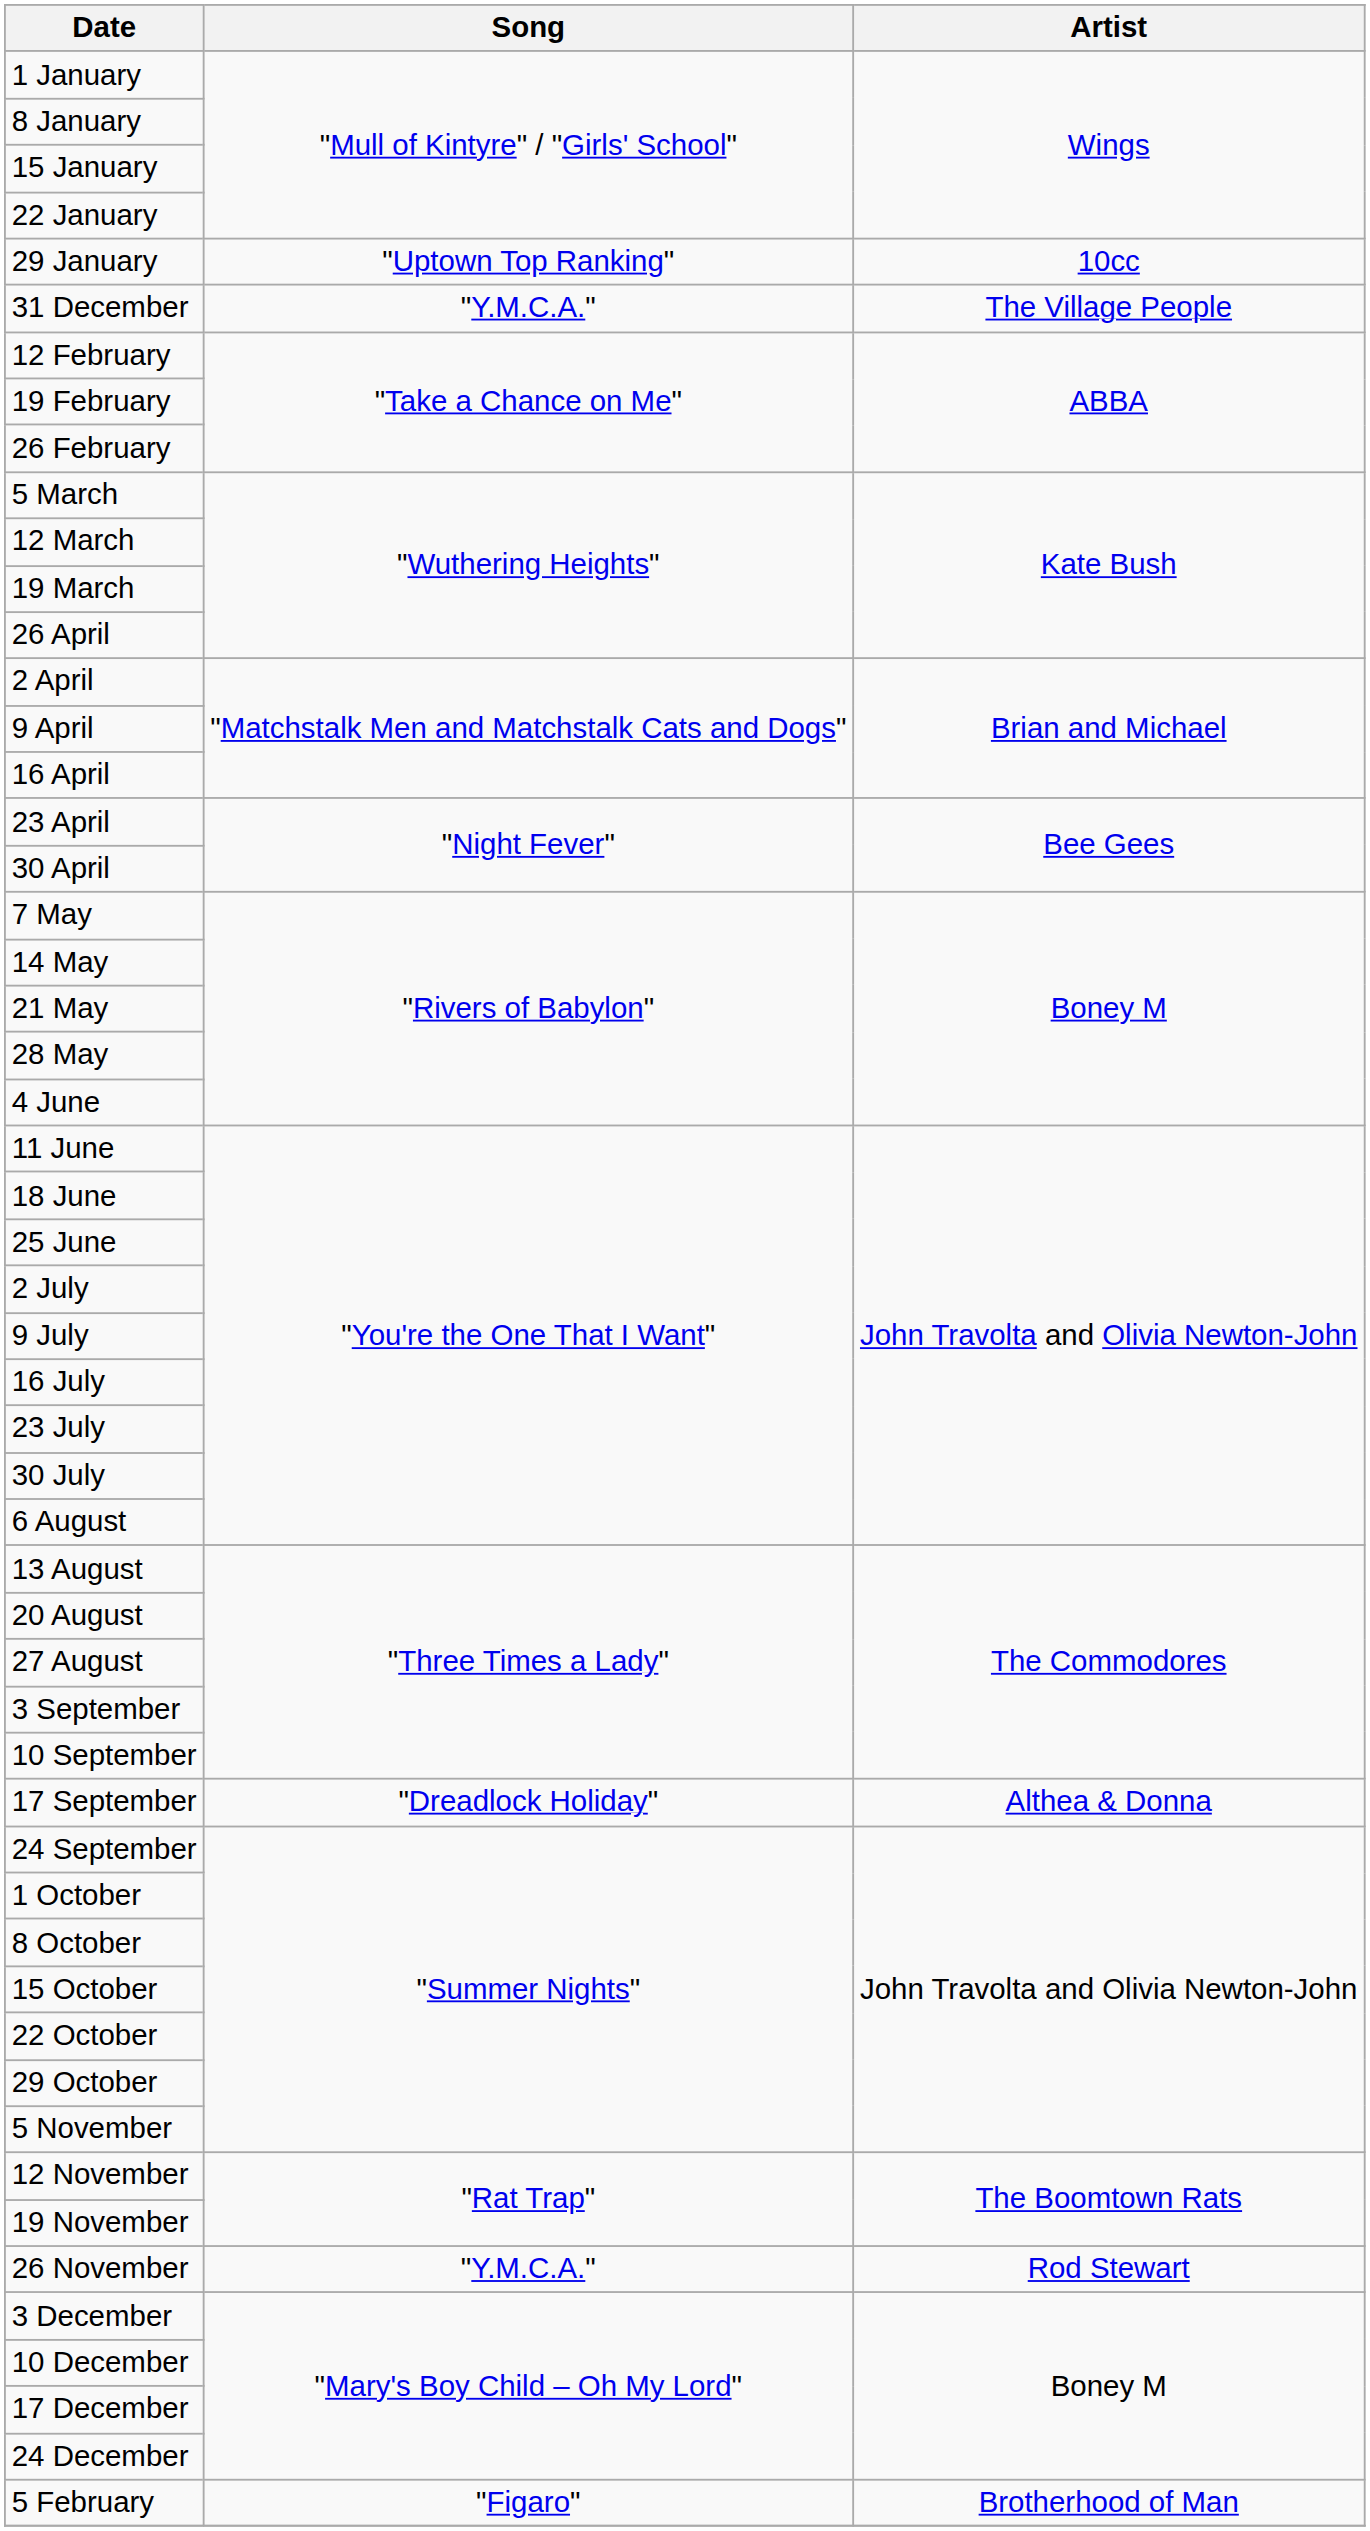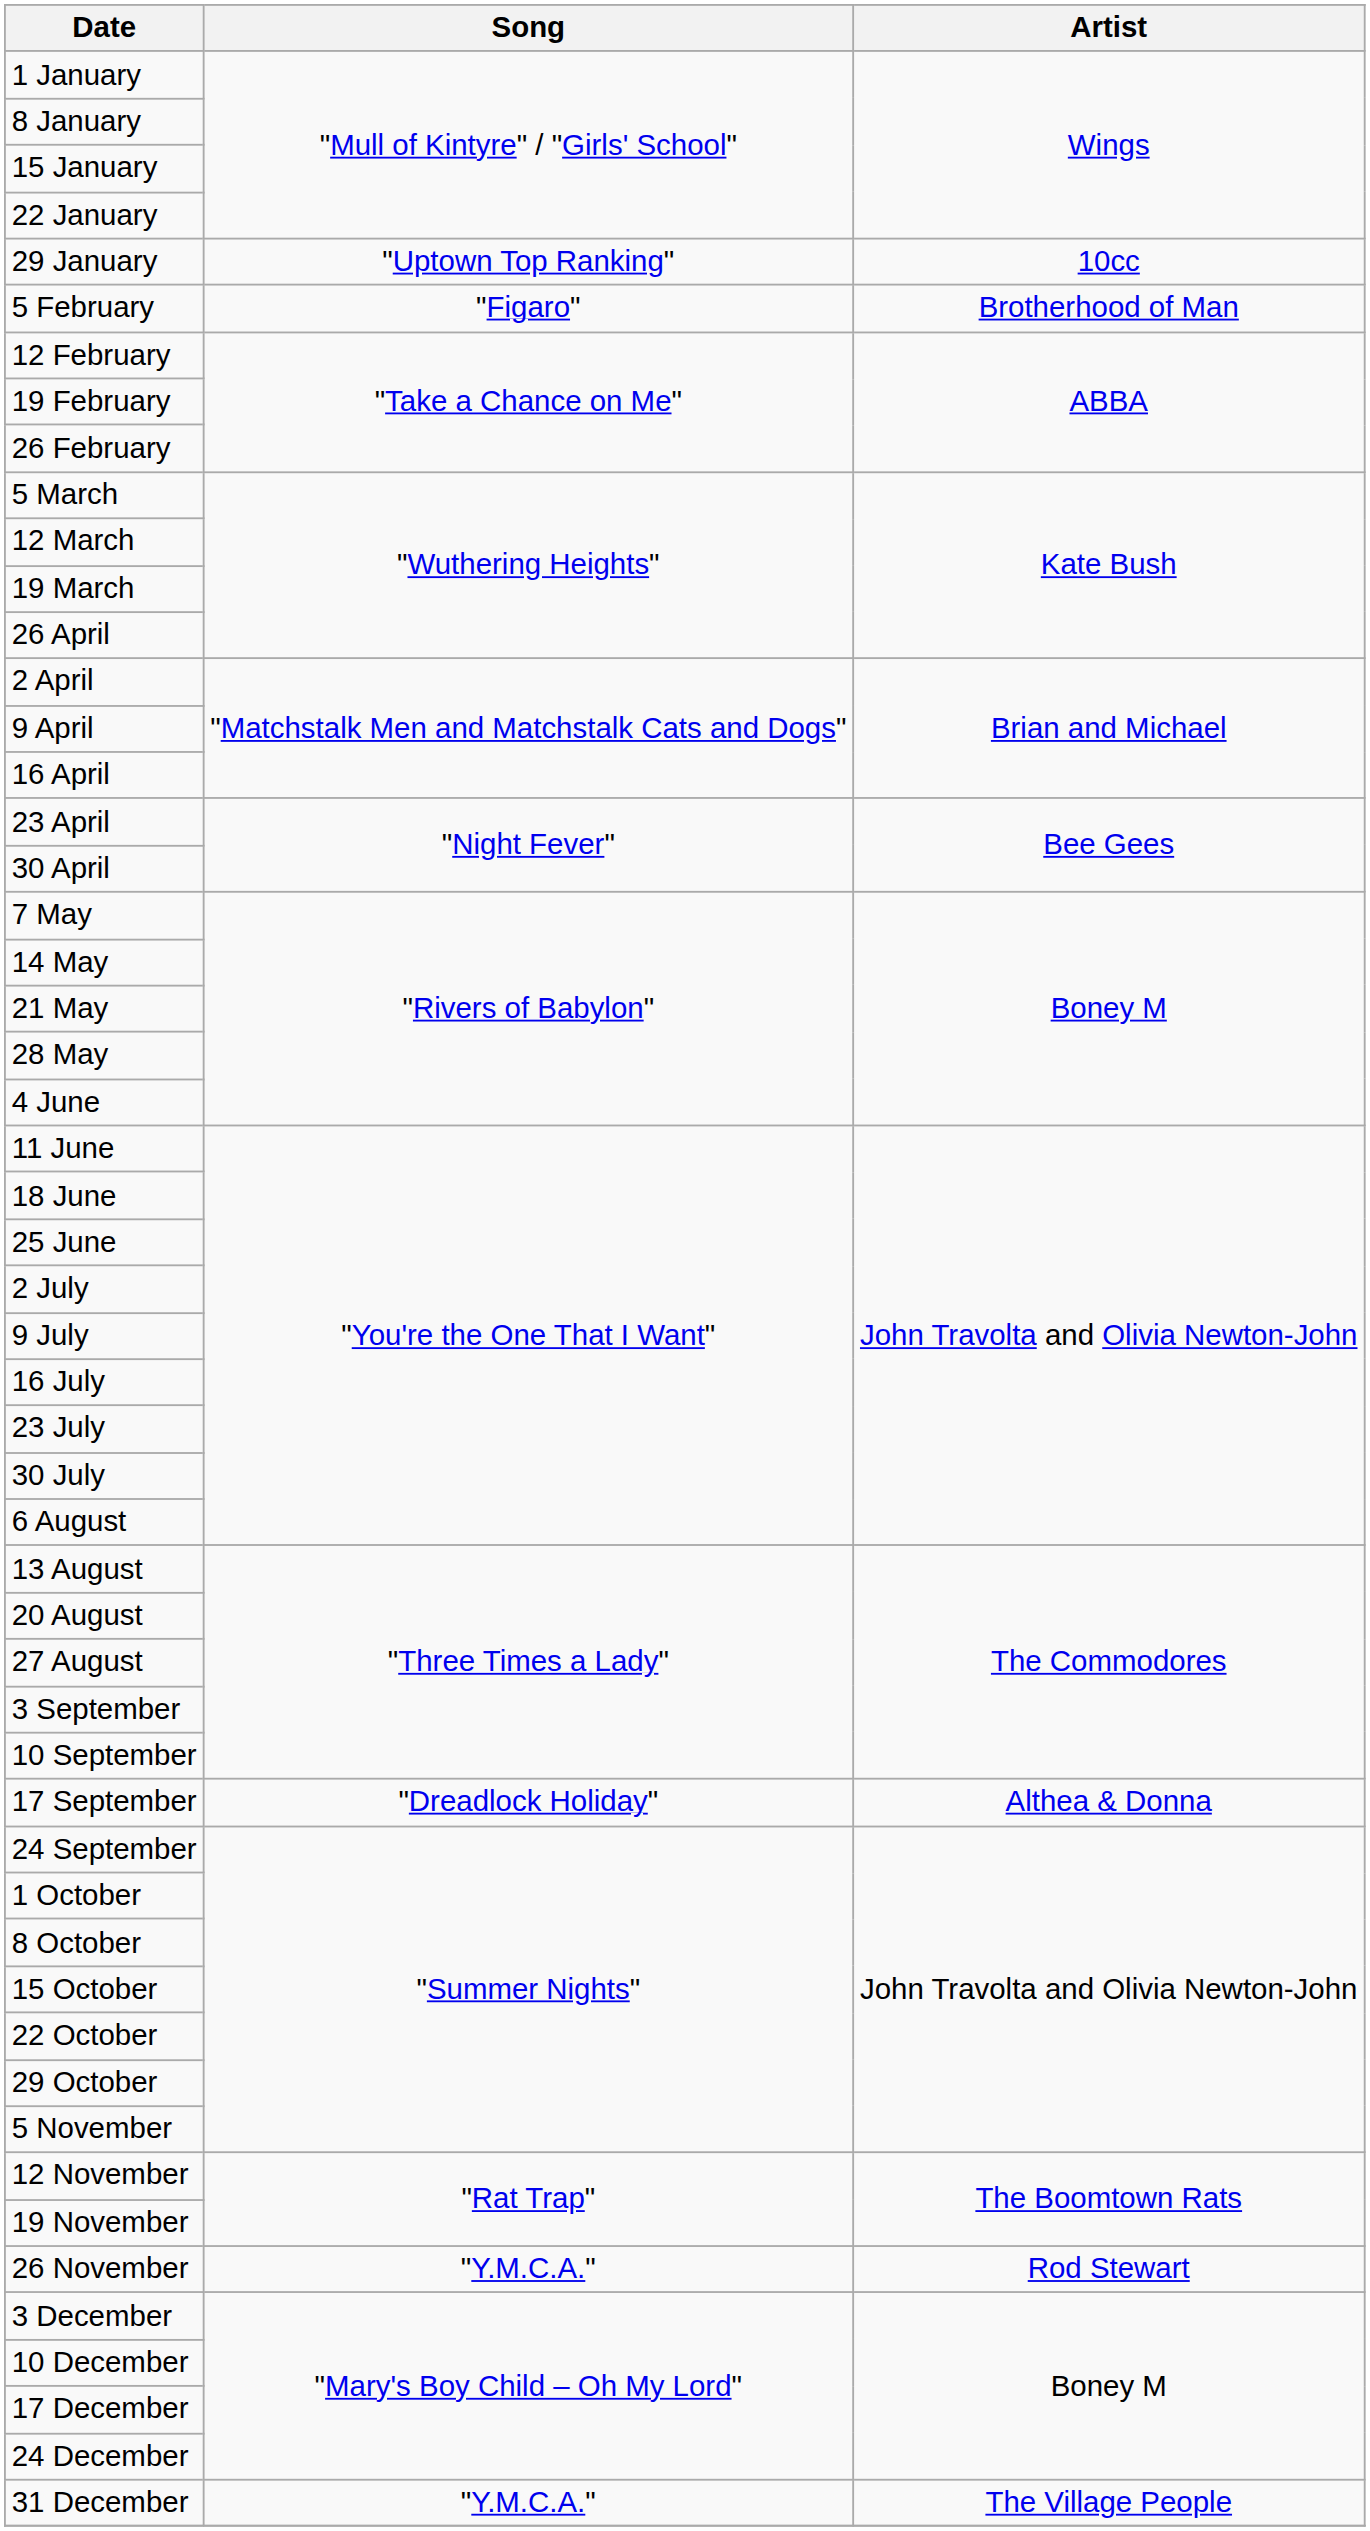rows swapped: (83, 2502) <-> (100, 307)
